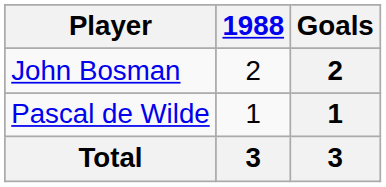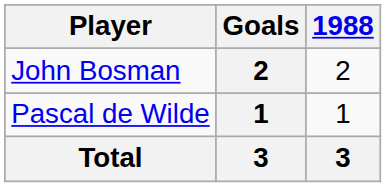columns swapped: (335, 26) <-> (253, 26)
